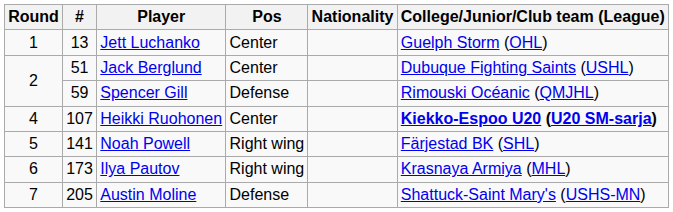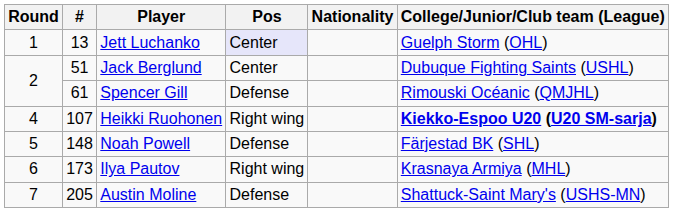(254, 42) no background -> (254, 42) lavender background
(80, 93) 59 -> (80, 93) 61
(254, 118) Center -> (267, 118) Right wing
(80, 144) 141 -> (80, 144) 148
(267, 144) Right wing -> (259, 144) Defense
